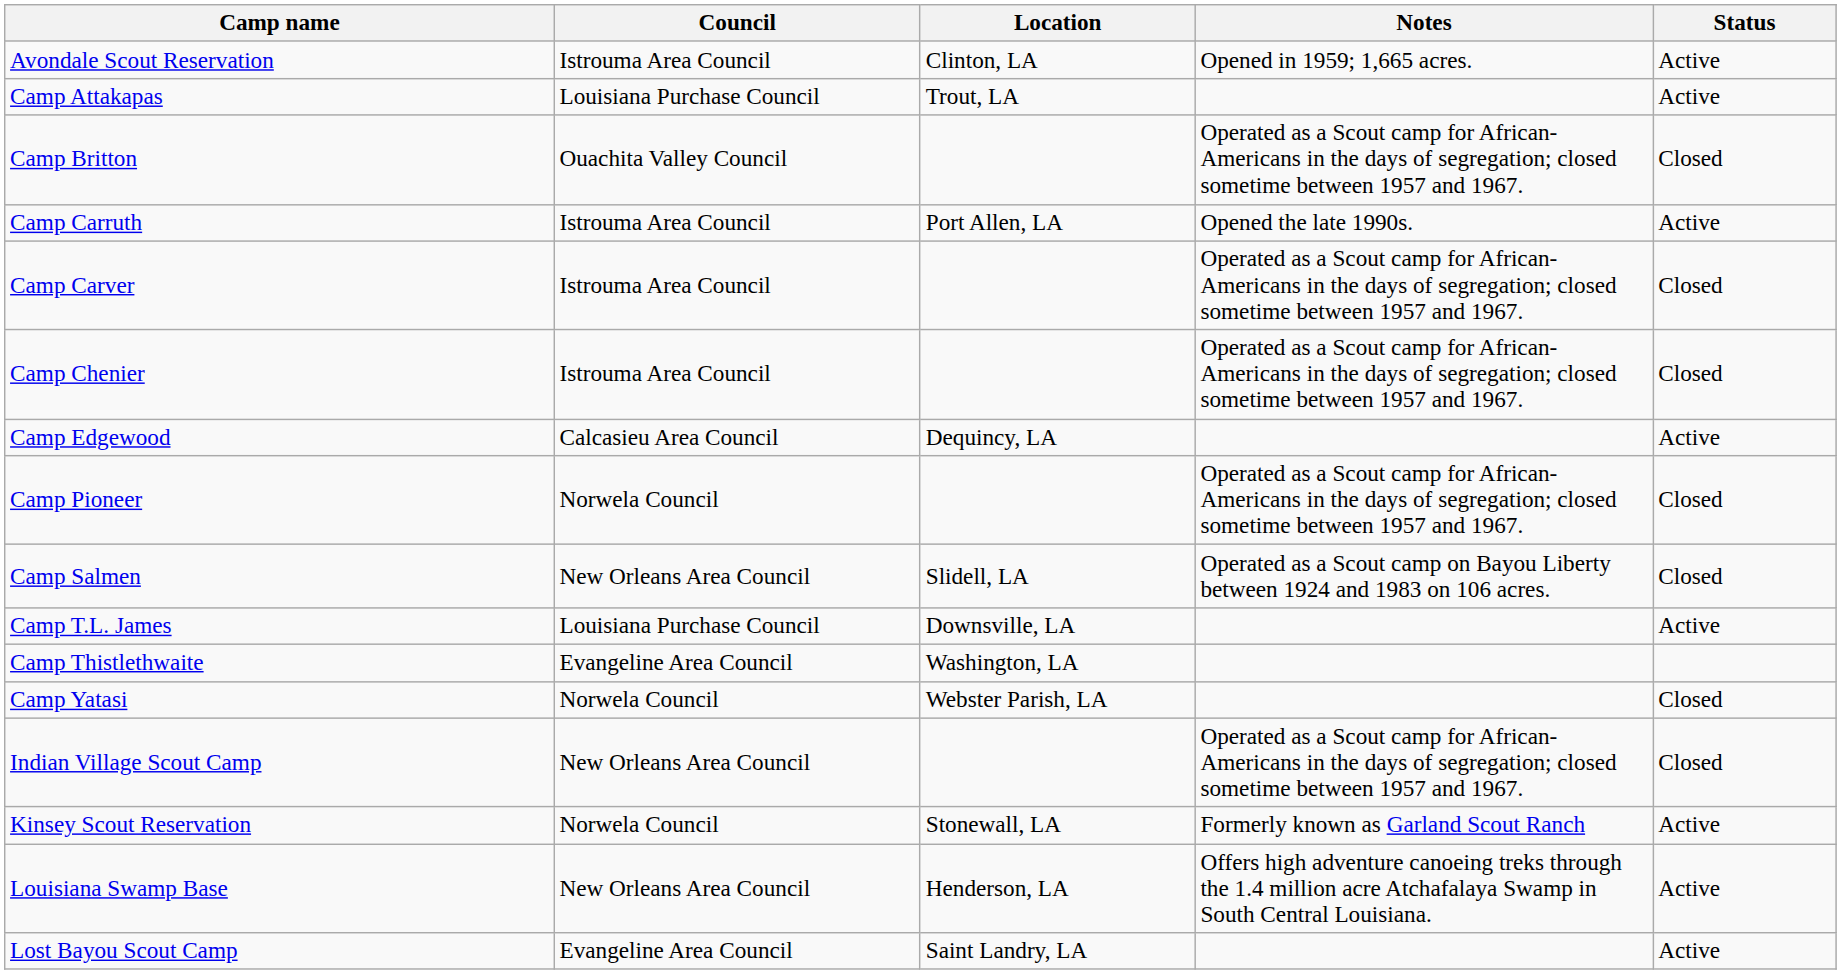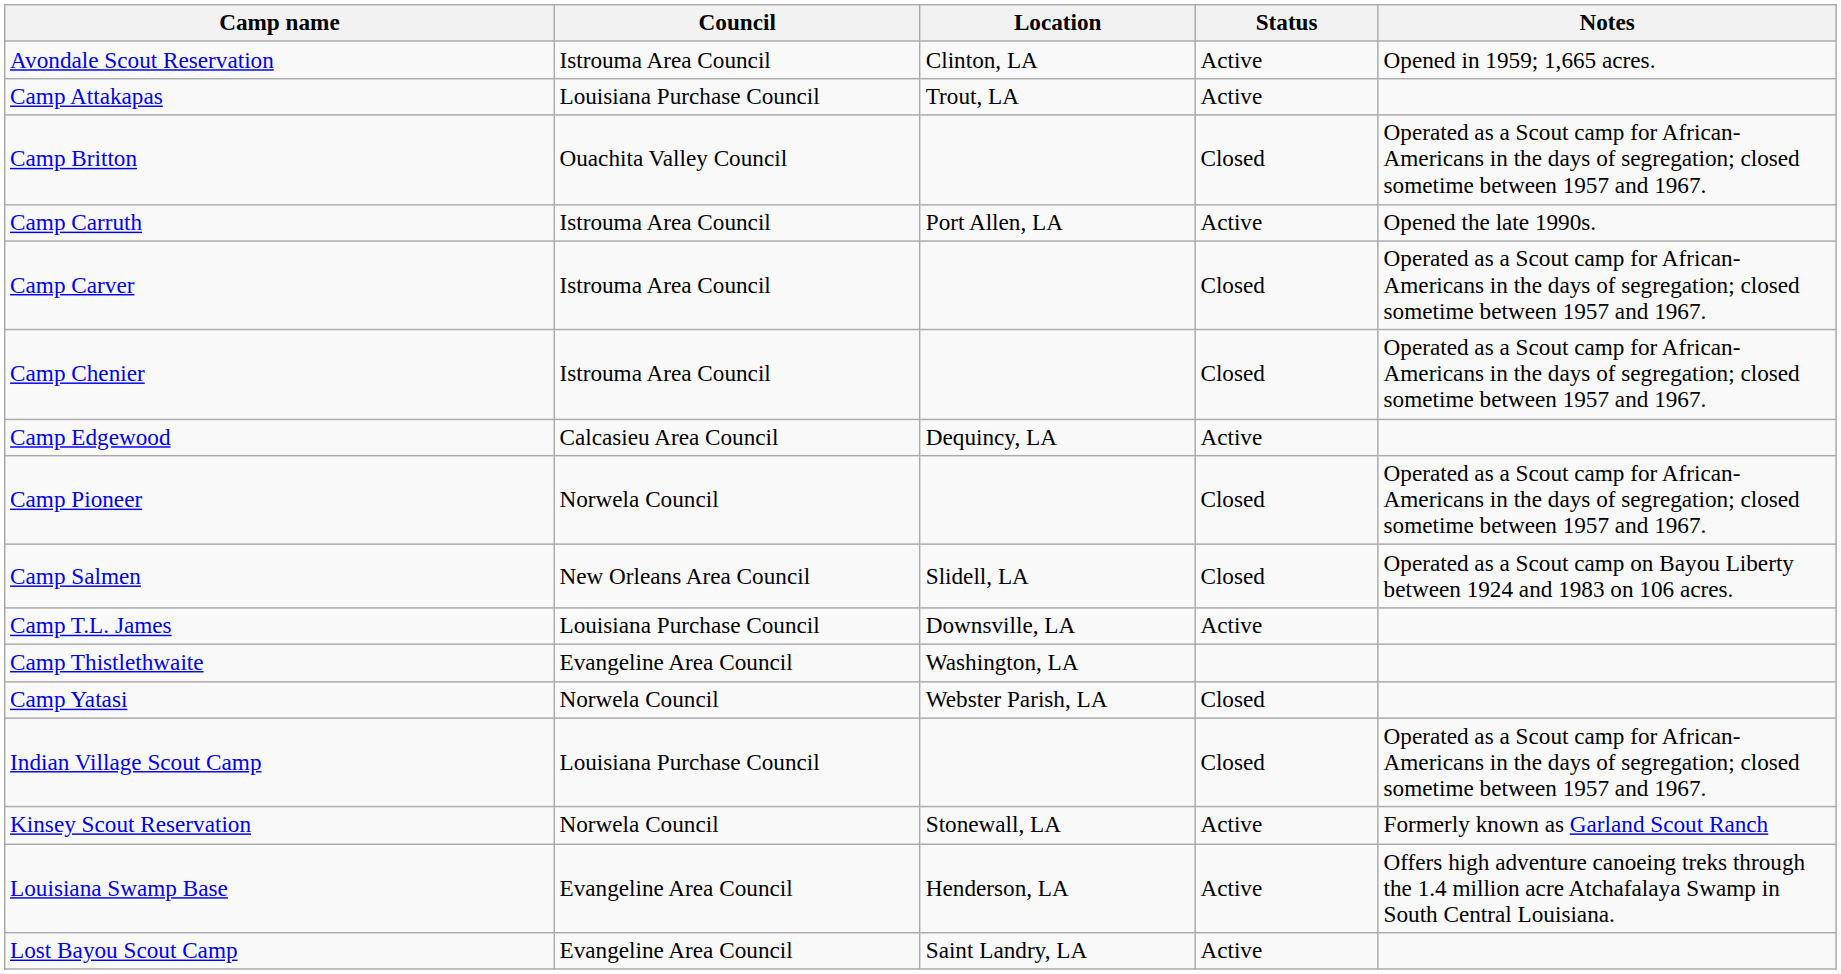columns swapped: (1744, 22) <-> (1424, 22)
(685, 762) New Orleans Area Council -> (690, 762) Louisiana Purchase Council
(685, 888) New Orleans Area Council -> (676, 888) Evangeline Area Council
